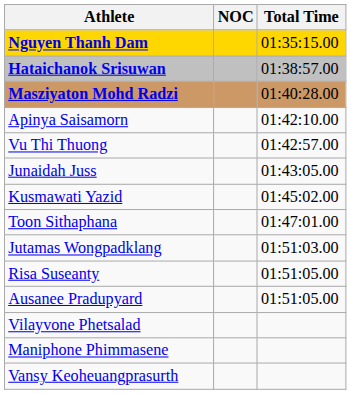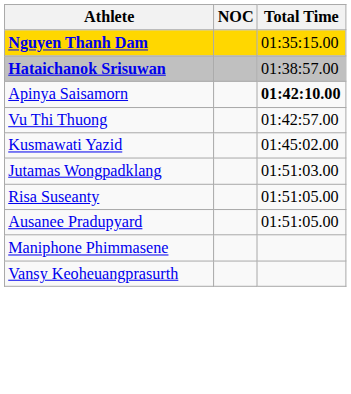- row: (93, 94)
(300, 119) normal -> (301, 94) bold
- row: (52, 171)
- row: (63, 222)
- row: (74, 324)
